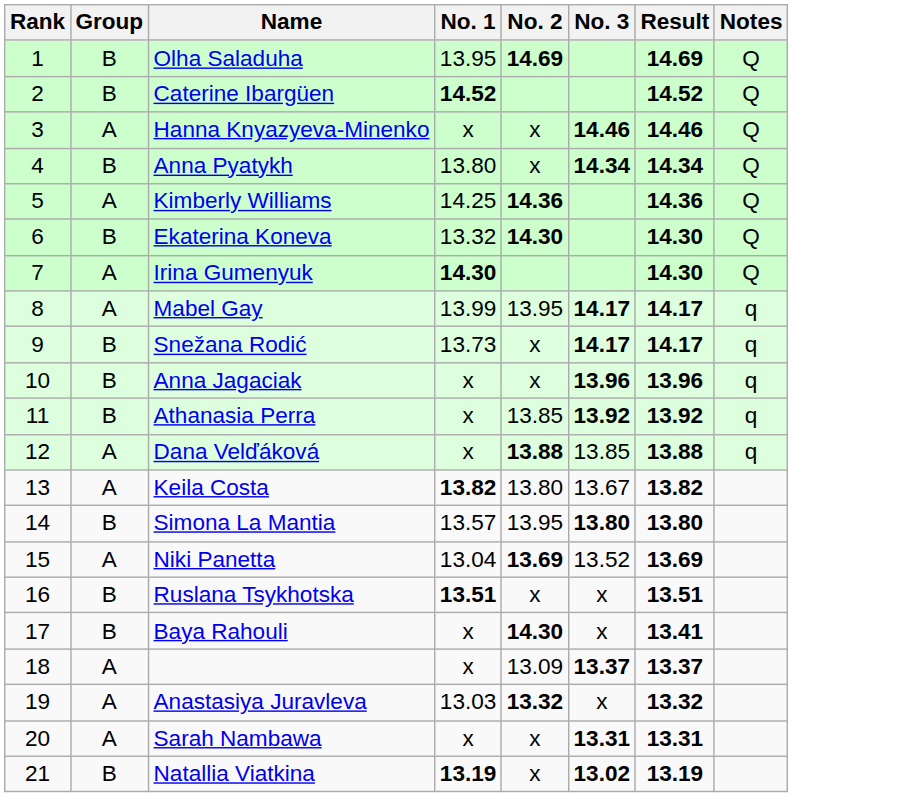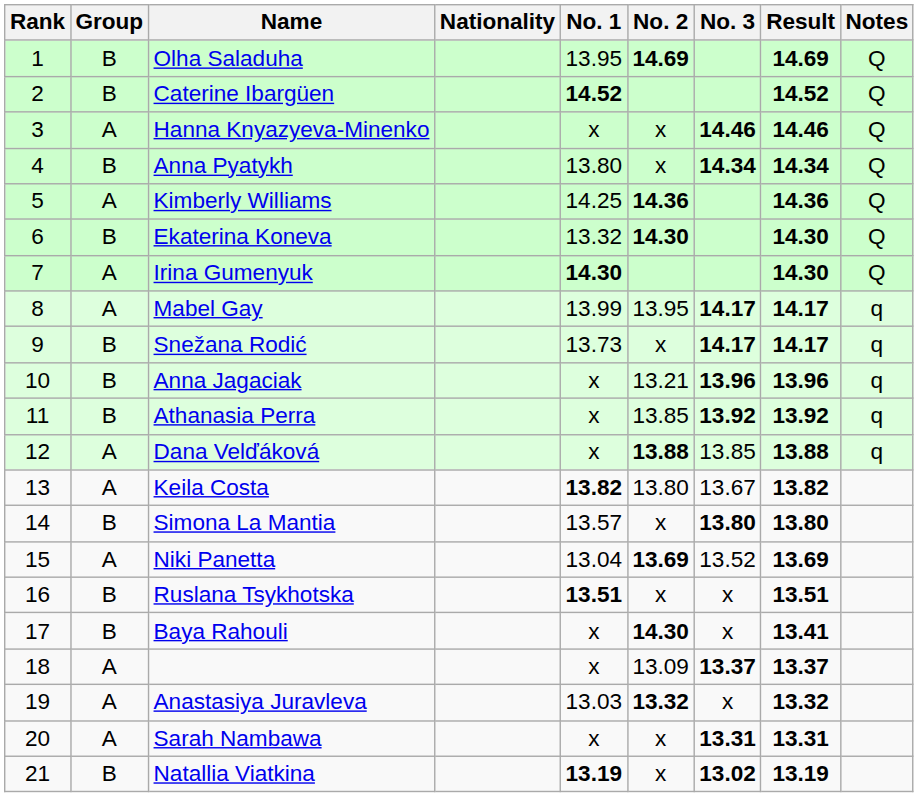+ column: (498, 22)
(535, 380) x -> (661, 380) 13.21
(535, 523) 13.95 -> (661, 523) x
